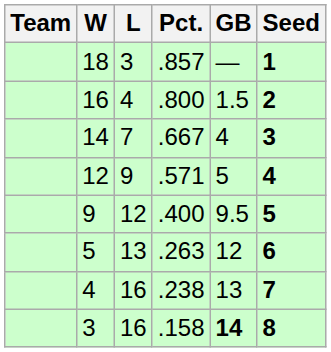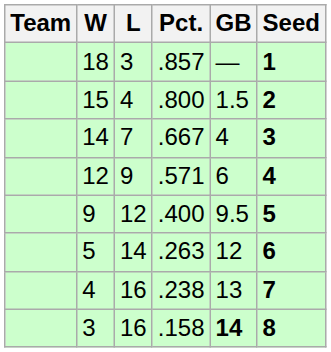(96, 99) 16 -> (96, 99) 15
(222, 175) 5 -> (222, 175) 6
(133, 251) 13 -> (133, 251) 14
